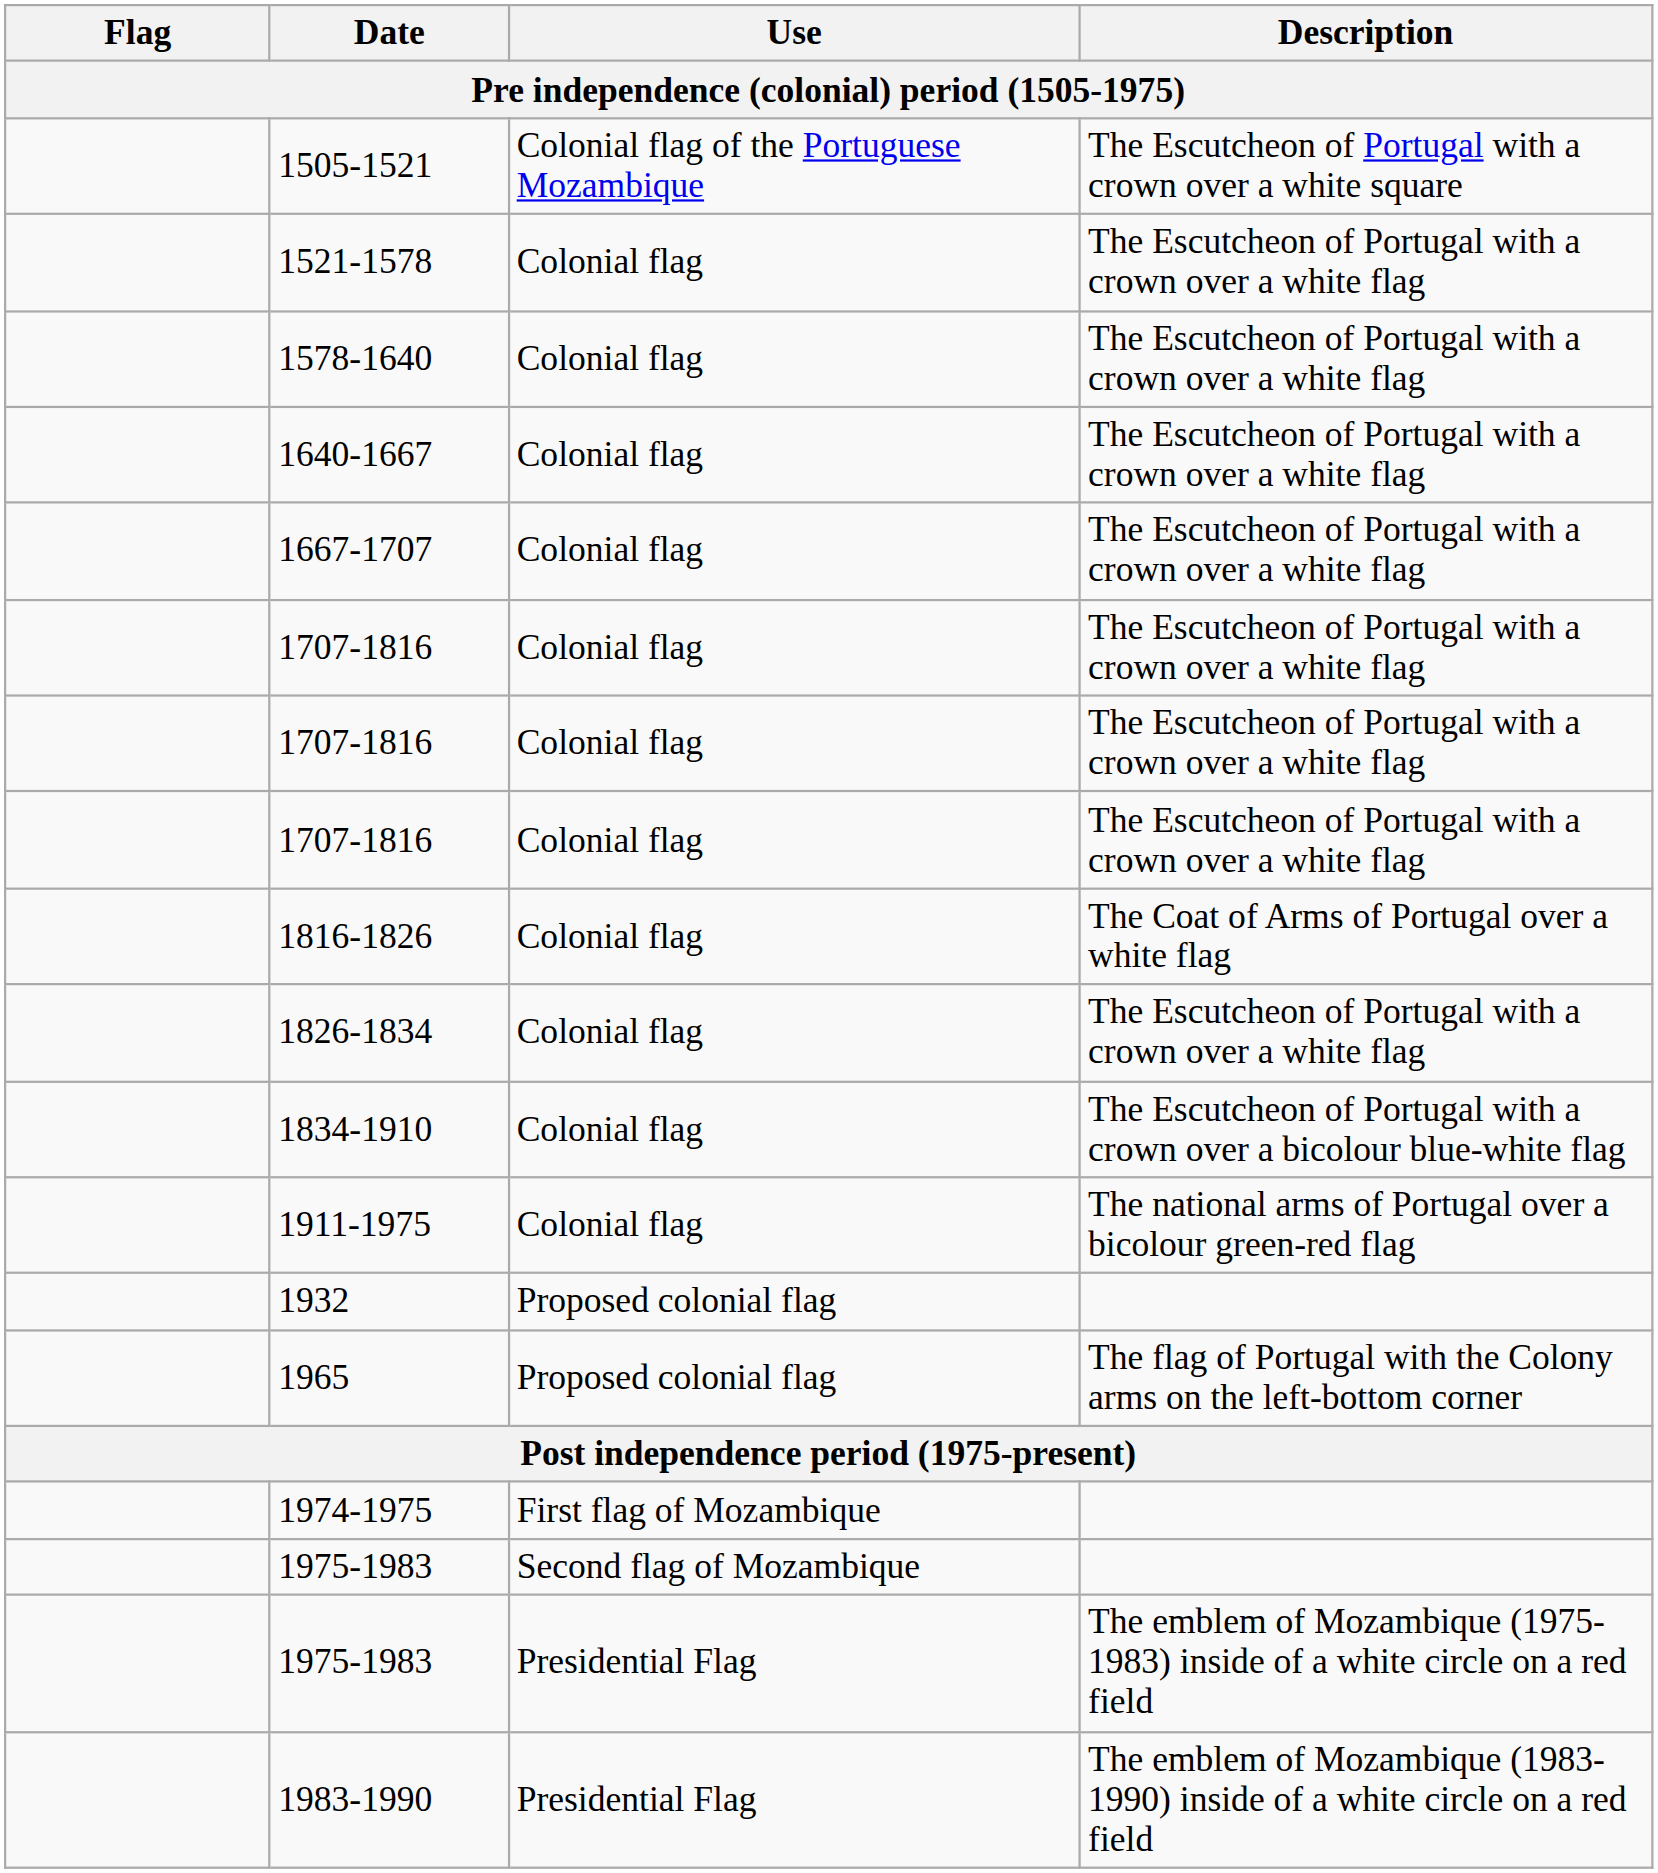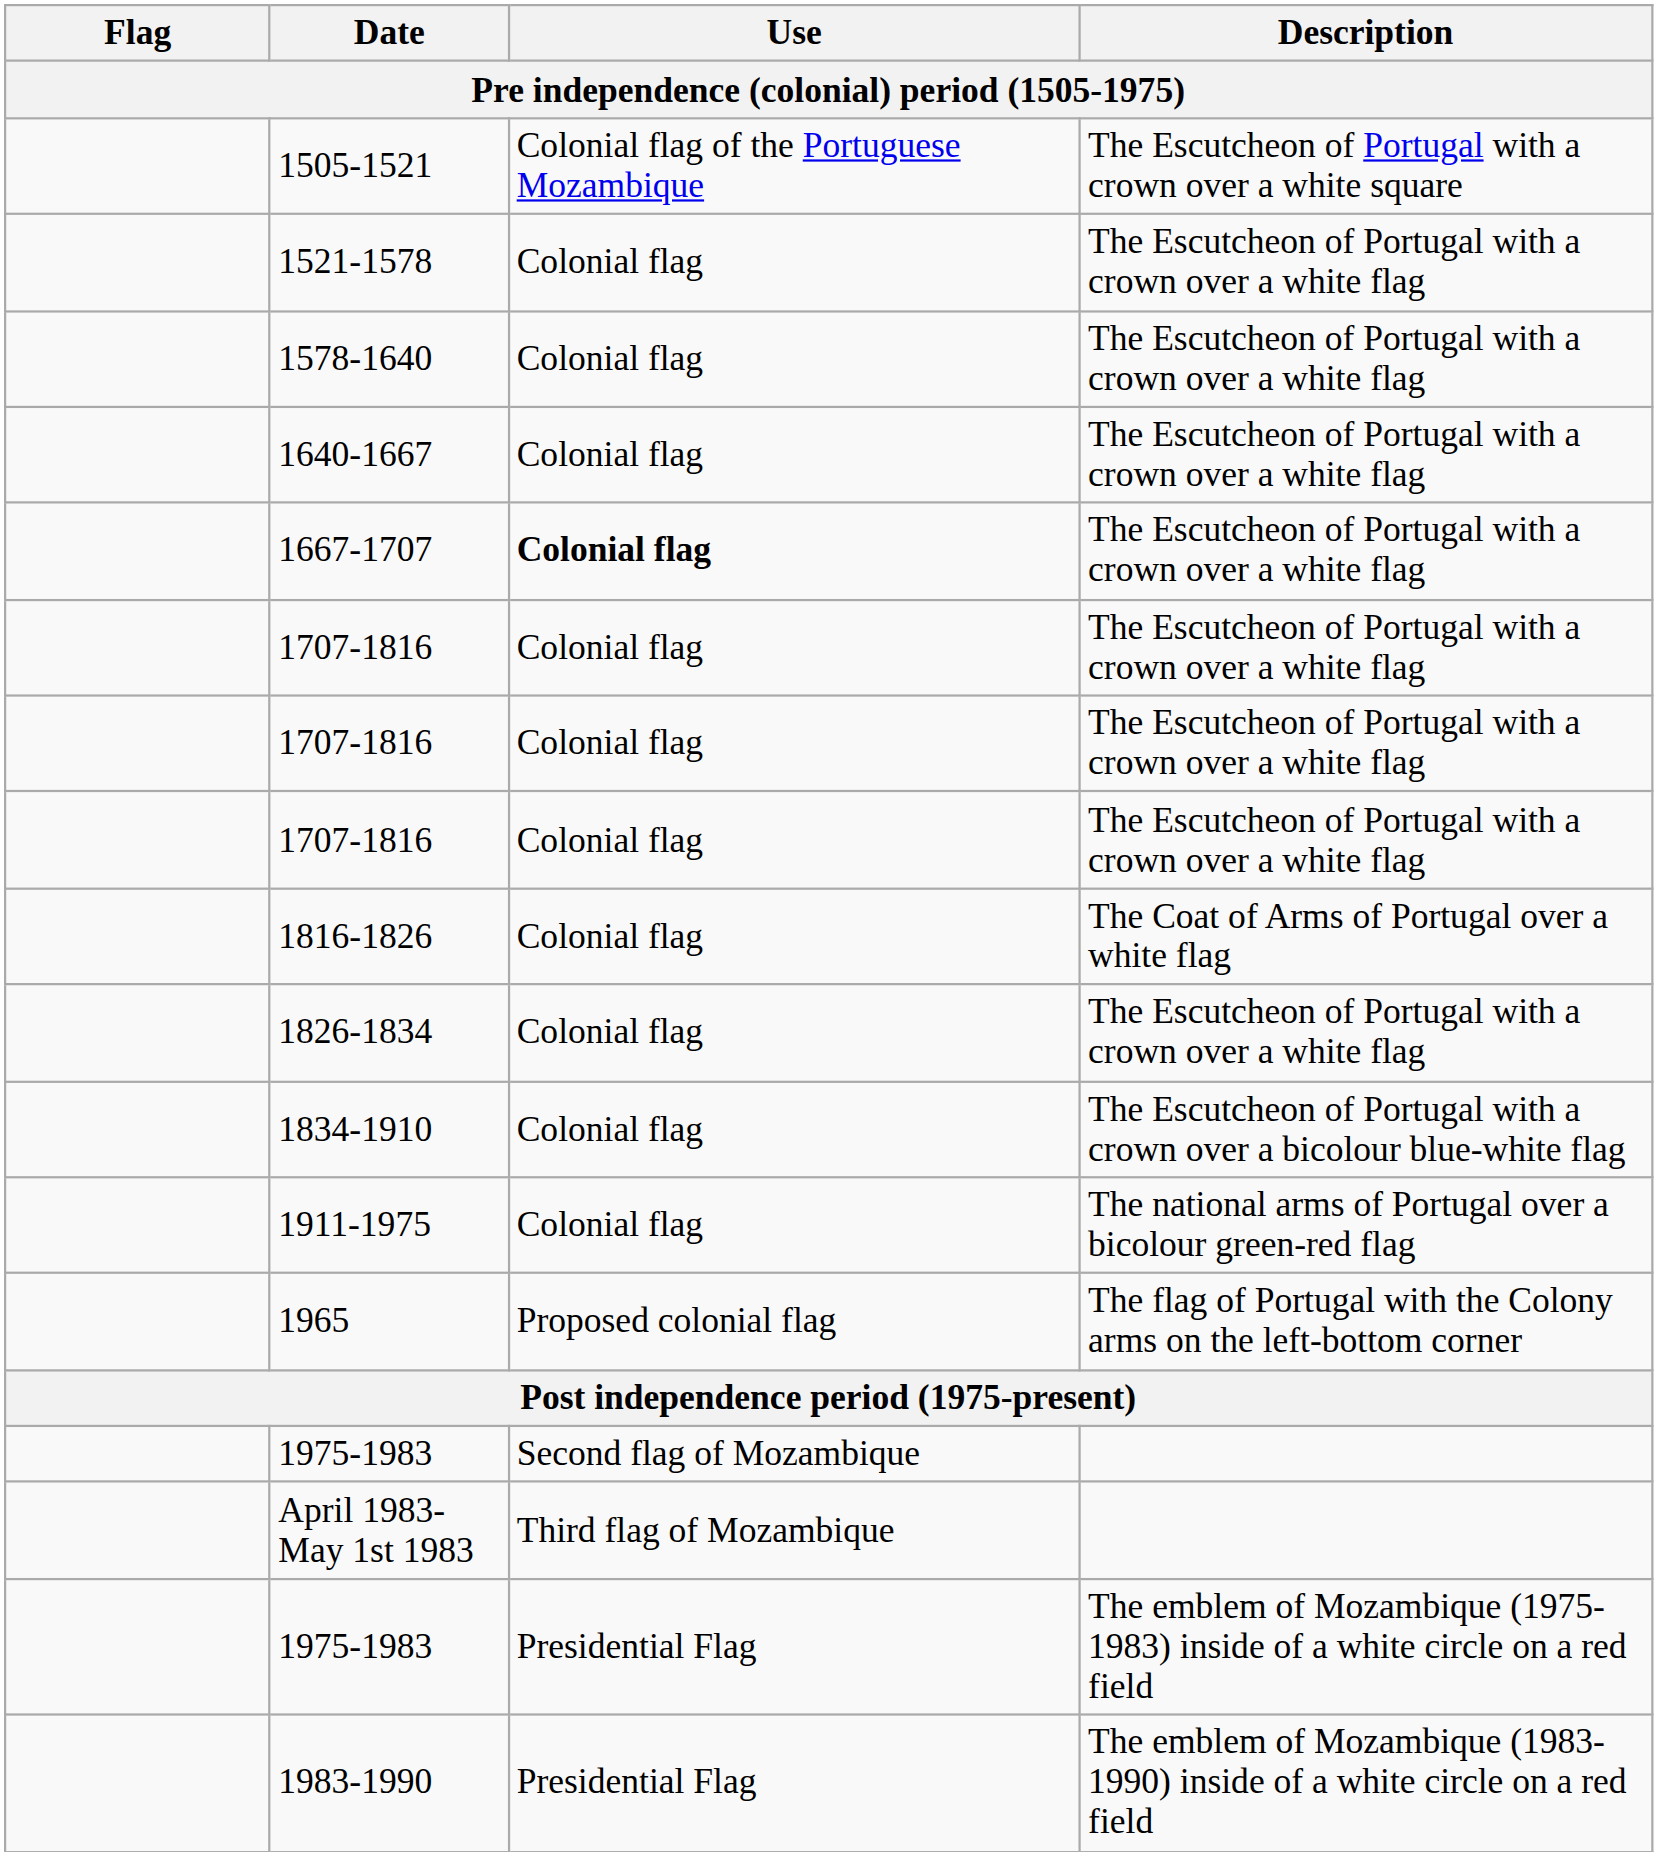(610, 550) normal -> (614, 550) bold
- row: (314, 1300)
- row: (355, 1509)
+ row: (376, 1529)
